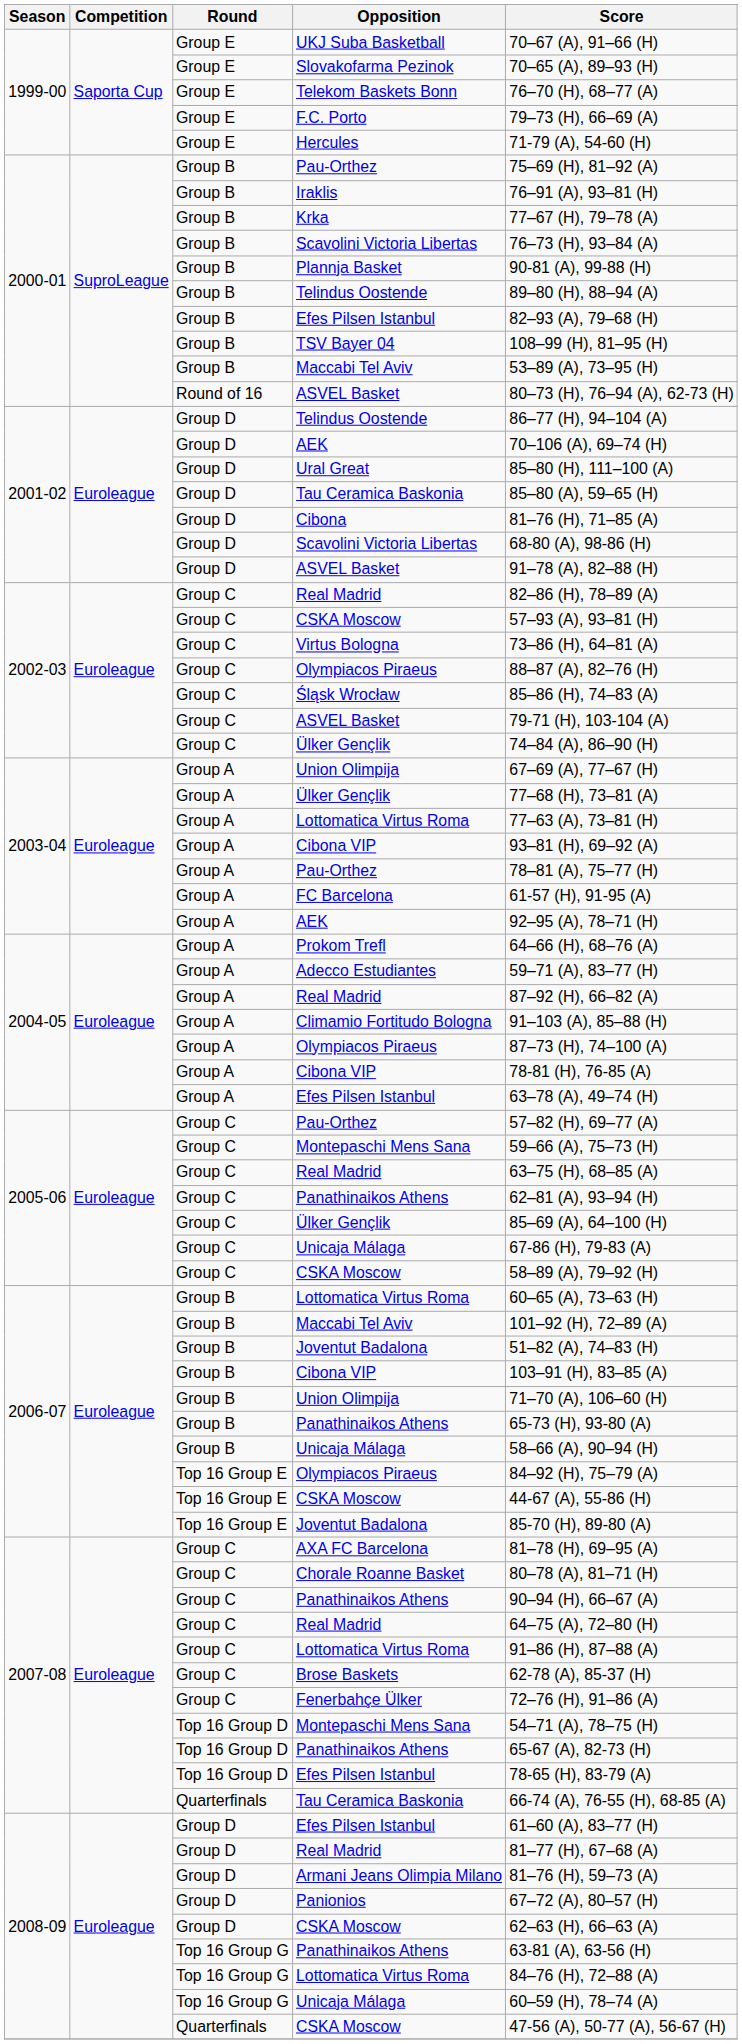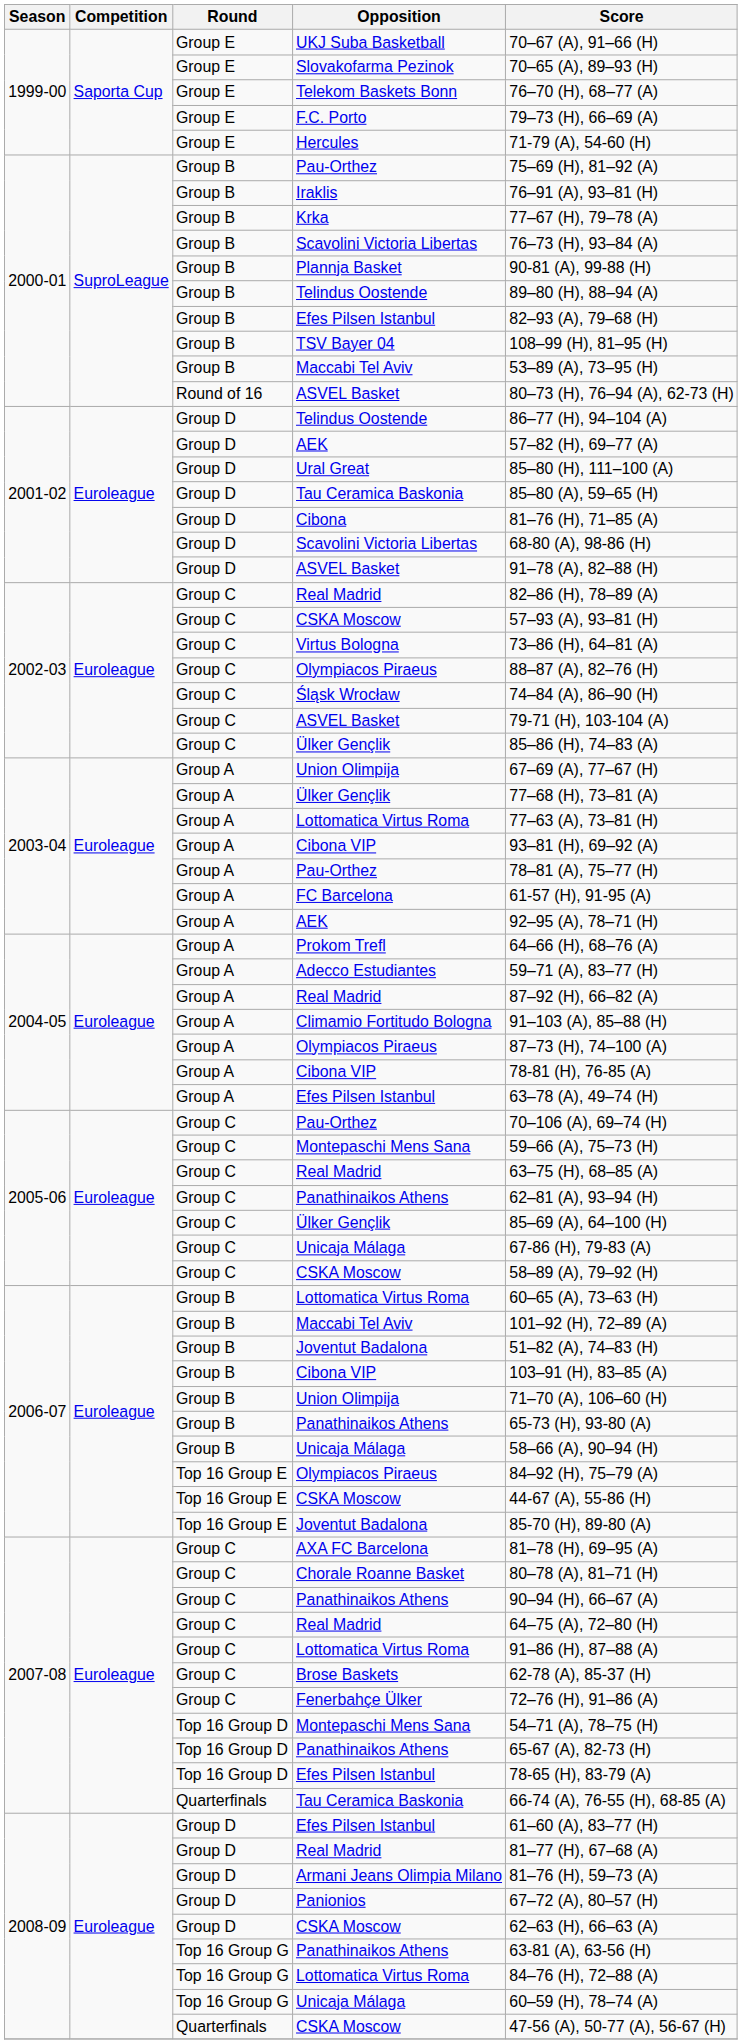(588, 444) 70–106 (A), 69–74 (H) -> (584, 444) 57–82 (H), 69–77 (A)
(584, 695) 85–86 (H), 74–83 (A) -> (584, 695) 74–84 (A), 86–90 (H)
(584, 745) 74–84 (A), 86–90 (H) -> (584, 745) 85–86 (H), 74–83 (A)
(584, 1122) 57–82 (H), 69–77 (A) -> (588, 1122) 70–106 (A), 69–74 (H)
